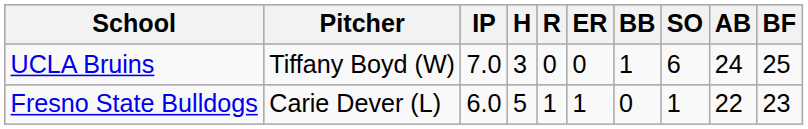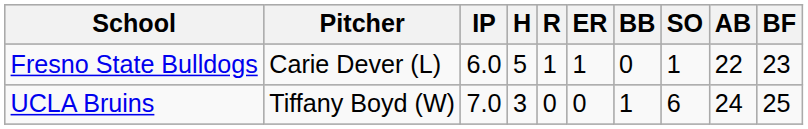rows swapped: (82, 64) <-> (134, 104)
